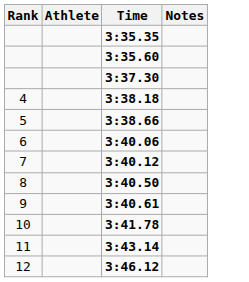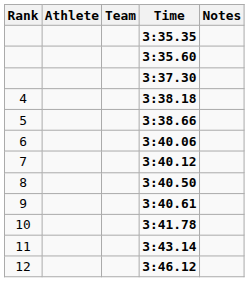+ column: (121, 15)
